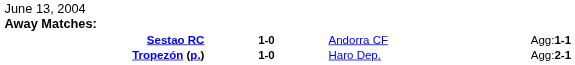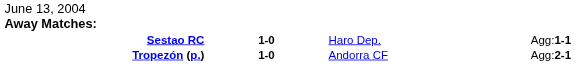(358, 40) Andorra CF -> (355, 40) Haro Dep.
(355, 55) Haro Dep. -> (358, 55) Andorra CF
